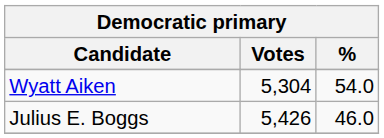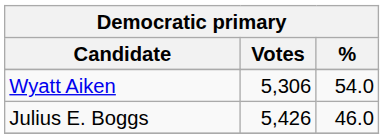(286, 86) 5,304 -> (286, 86) 5,306
